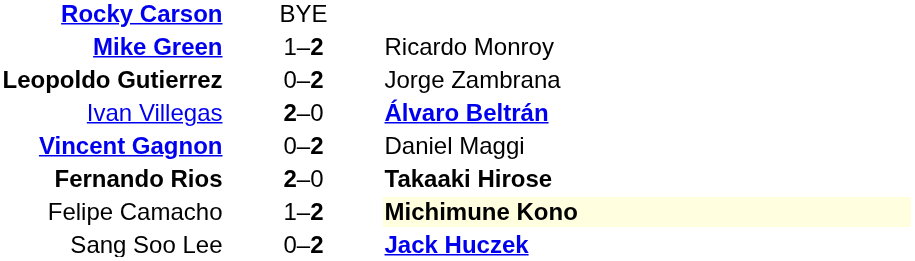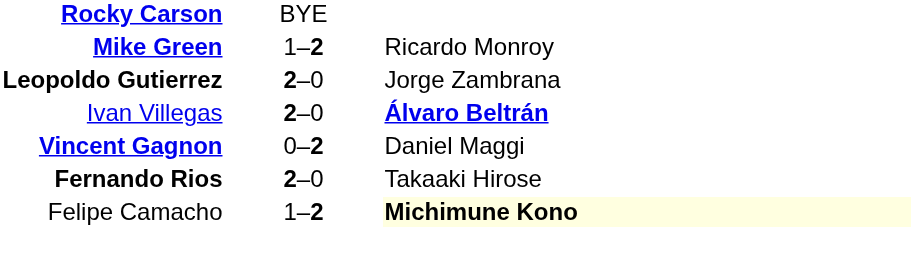(303, 79) 0–2 -> (303, 79) 2–0
(468, 178) bold -> (463, 178) normal
- row: (146, 244)
